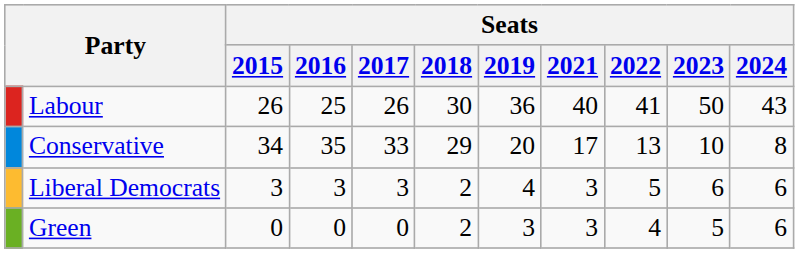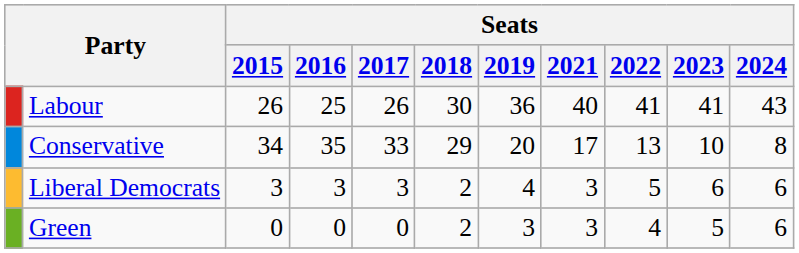(711, 106) 50 -> (711, 106) 41
